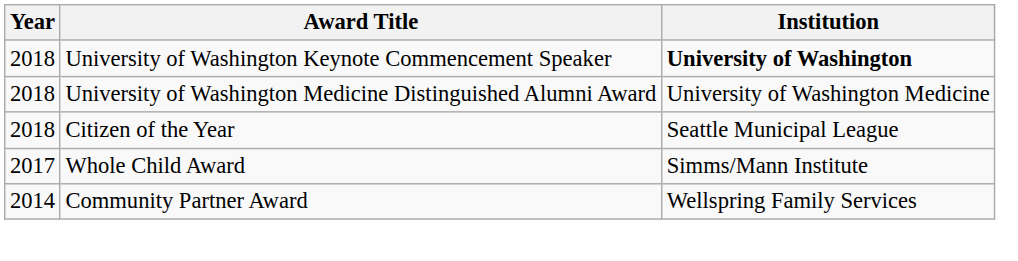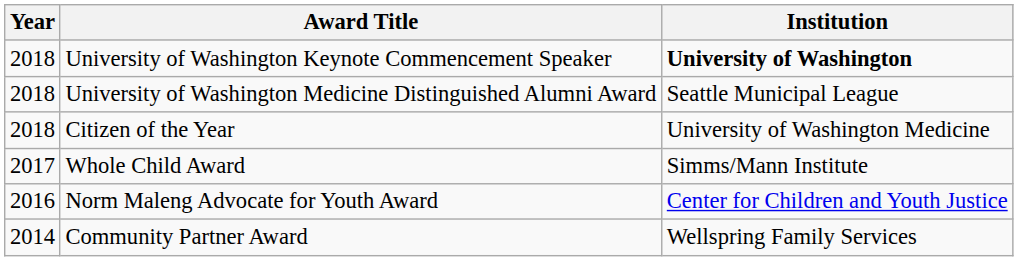(828, 93) University of Washington Medicine -> (783, 93) Seattle Municipal League
(783, 129) Seattle Municipal League -> (828, 129) University of Washington Medicine
+ row: (252, 201)
